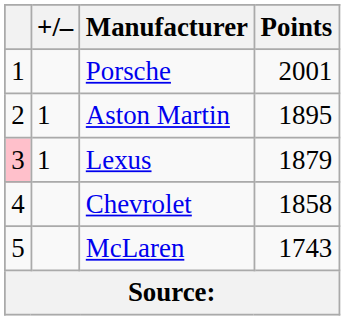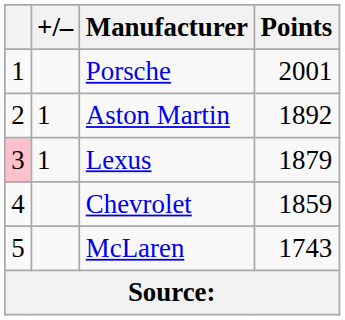(305, 115) 1895 -> (305, 115) 1892
(305, 204) 1858 -> (305, 204) 1859
